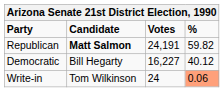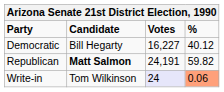rows swapped: (33, 45) <-> (33, 62)
(154, 78) no background -> (154, 78) lavender background
